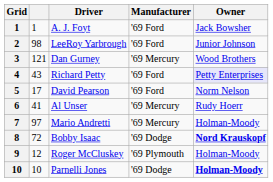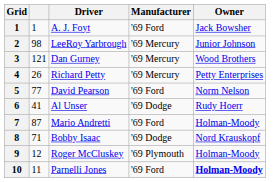(148, 43) '69 Ford -> (155, 43) '69 Mercury
(37, 75) 43 -> (37, 75) 26
(148, 75) '69 Ford -> (155, 75) '69 Mercury
(229, 75) lavender background -> (229, 75) no background
(37, 91) 17 -> (37, 91) 77
(155, 106) '69 Mercury -> (151, 106) '69 Dodge
(37, 122) 97 -> (37, 122) 87
(155, 122) '69 Mercury -> (148, 122) '69 Ford
(37, 138) 72 -> (37, 138) 71
(231, 138) bold -> (228, 138) normal
(37, 169) 10 -> (36, 169) 11
(151, 169) '69 Dodge -> (148, 169) '69 Ford
